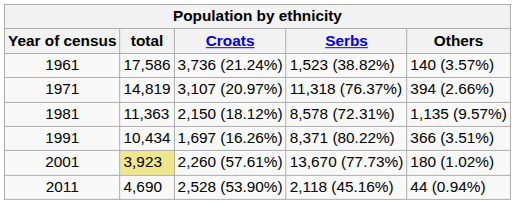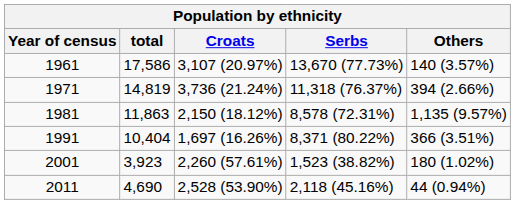(230, 65) 3,736 (21.24%) -> (230, 65) 3,107 (20.97%)
(342, 65) 1,523 (38.82%) -> (346, 65) 13,670 (77.73%)
(230, 89) 3,107 (20.97%) -> (230, 89) 3,736 (21.24%)
(146, 114) 11,363 -> (146, 114) 11,863
(147, 138) 10,434 -> (147, 138) 10,404
(143, 162) khaki background -> (143, 162) no background
(346, 162) 13,670 (77.73%) -> (342, 162) 1,523 (38.82%)
